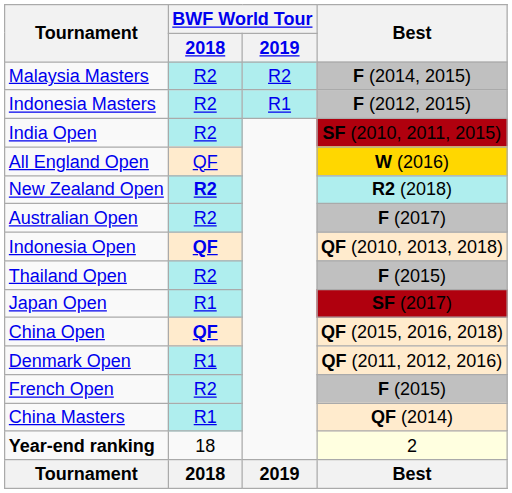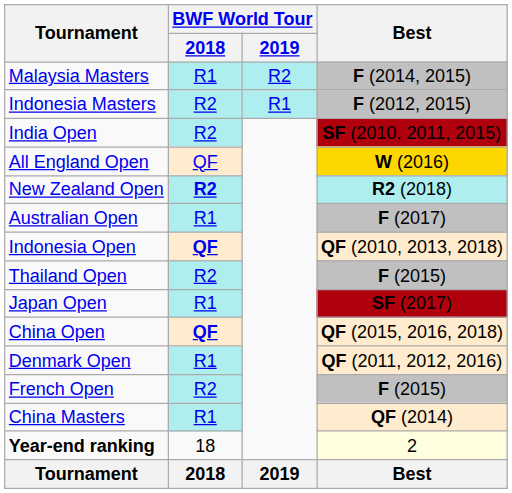(205, 76) R2 -> (205, 76) R1
(205, 218) R2 -> (205, 218) R1
